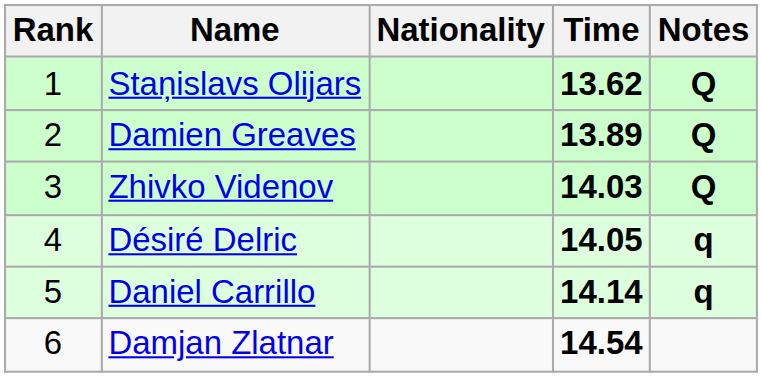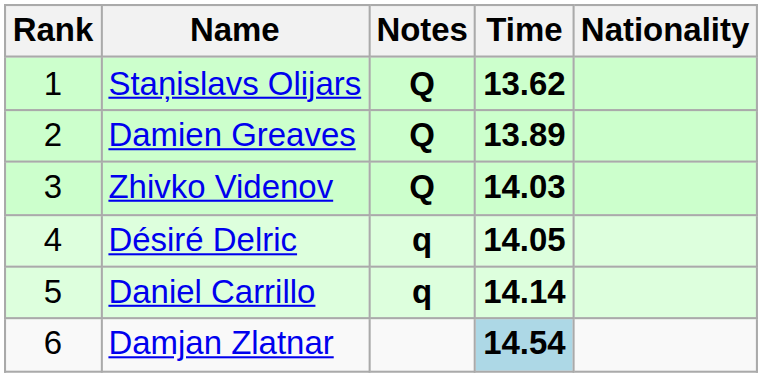columns swapped: (461, 30) <-> (704, 30)
(601, 344) no background -> (524, 344) lightblue background
